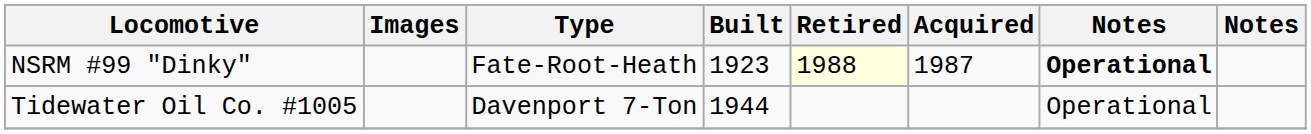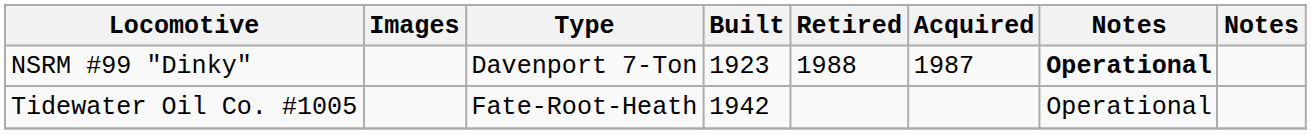(584, 66) Fate-Root-Heath -> (584, 66) Davenport 7-Ton
(827, 66) lightyellow background -> (827, 66) no background
(584, 107) Davenport 7-Ton -> (584, 107) Fate-Root-Heath
(739, 107) 1944 -> (739, 107) 1942
